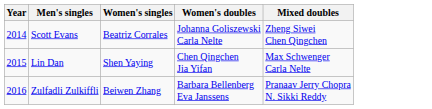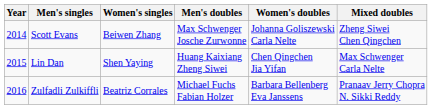+ column: (212, 12)
(135, 34) Beatriz Corrales -> (132, 34) Beiwen Zhang
(132, 90) Beiwen Zhang -> (135, 90) Beatriz Corrales
